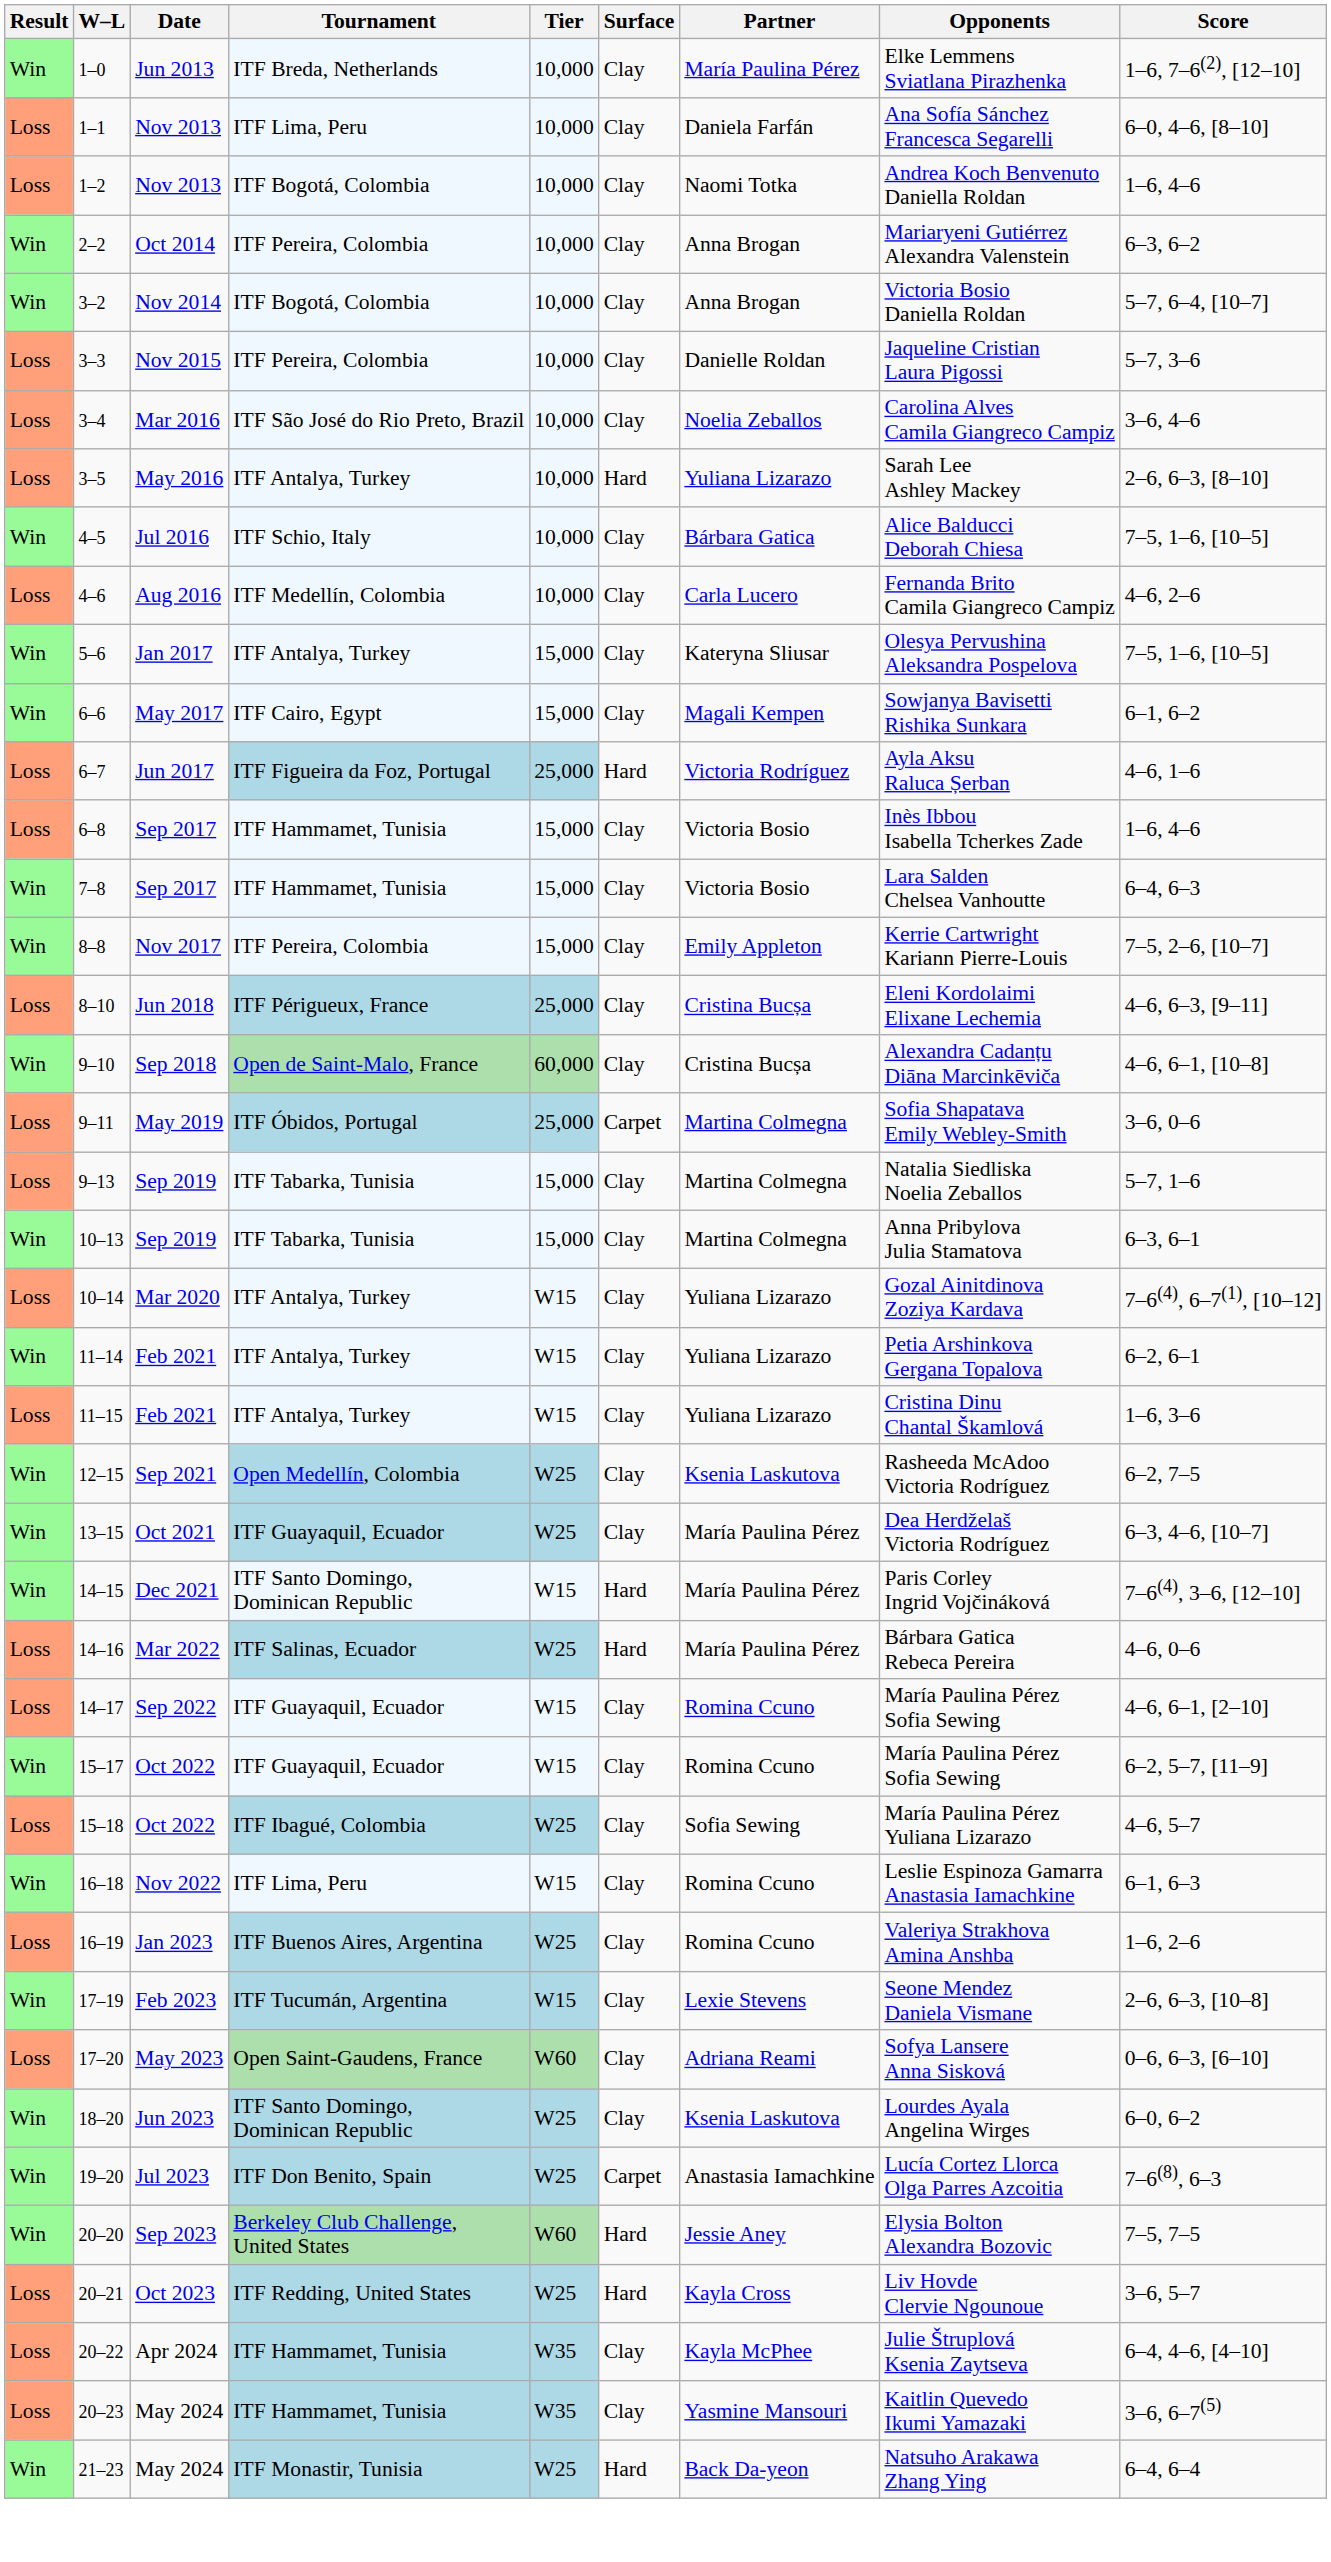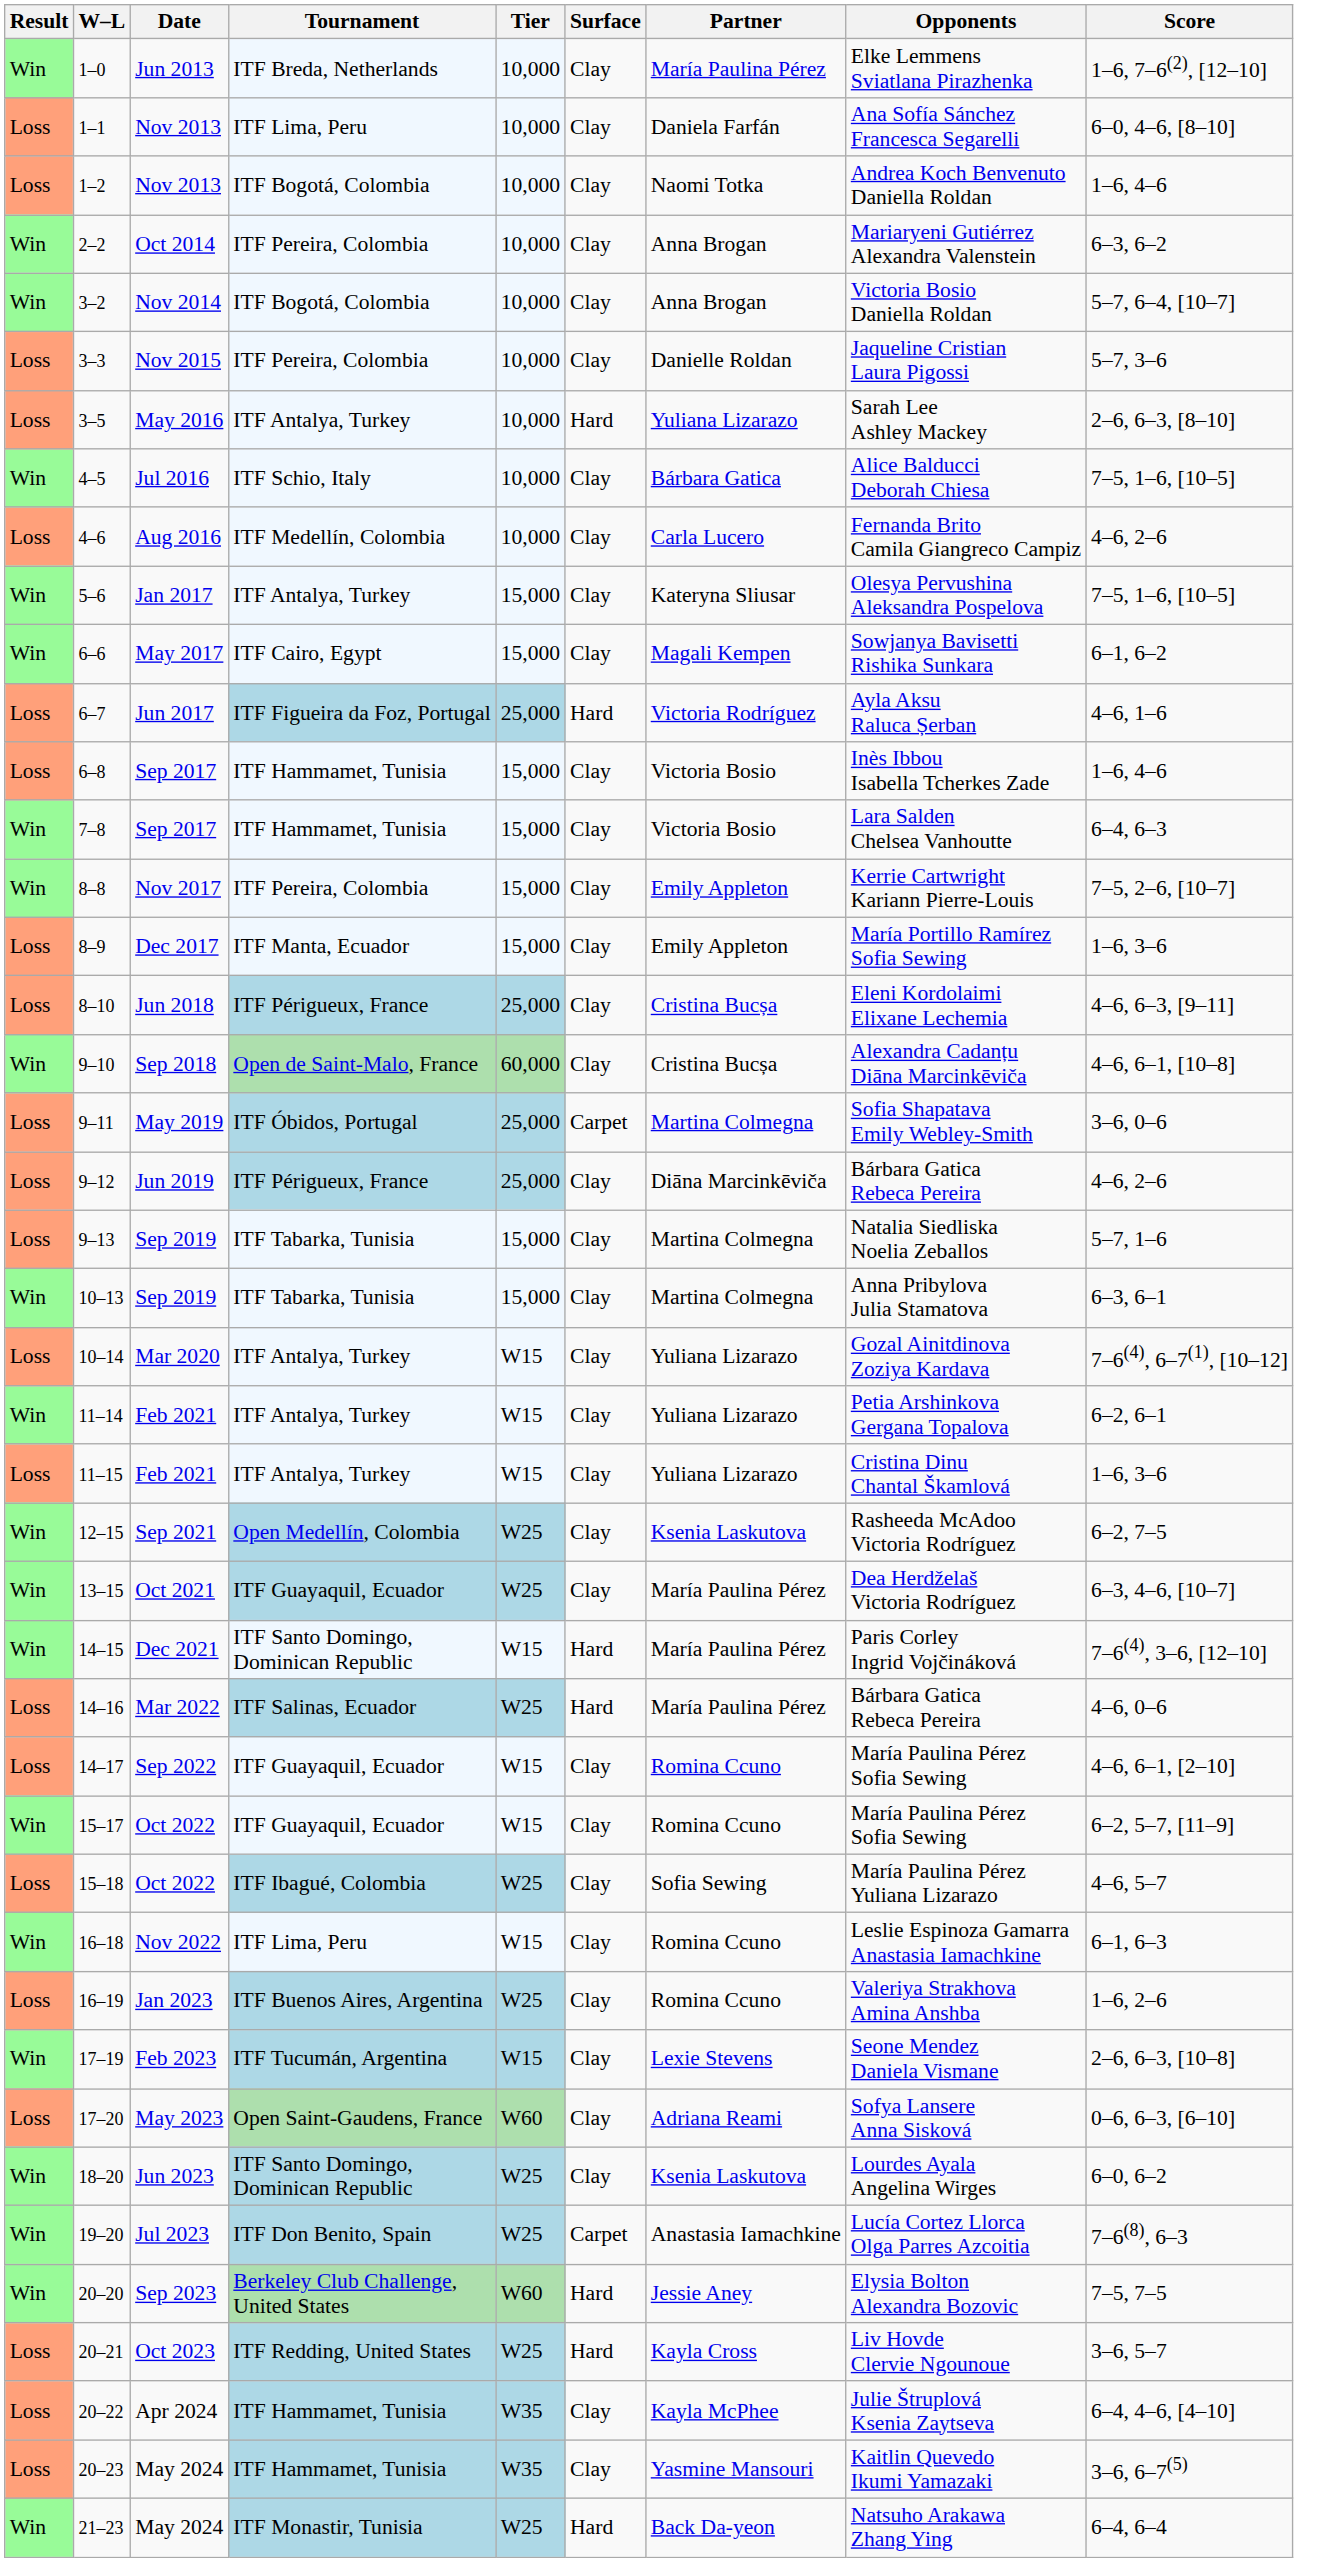- row: (92, 420)
+ row: (92, 947)
+ row: (96, 1181)
